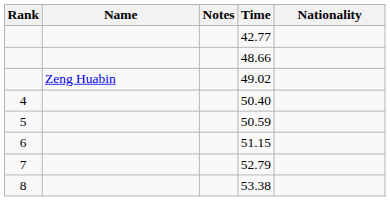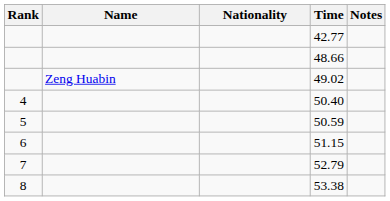columns swapped: (330, 15) <-> (219, 15)
